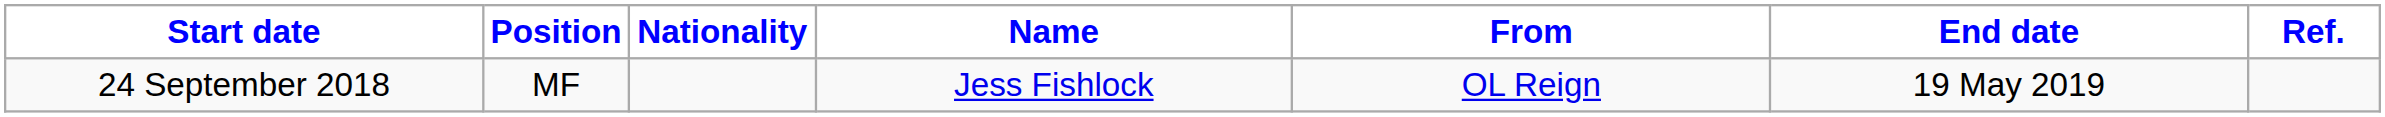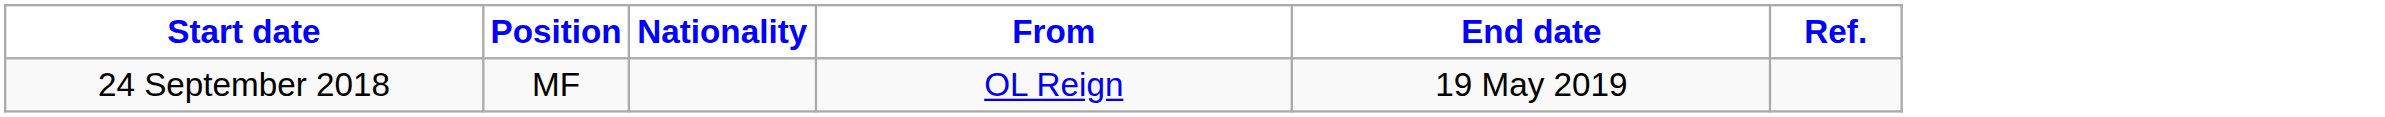- column: (1054, 32)
